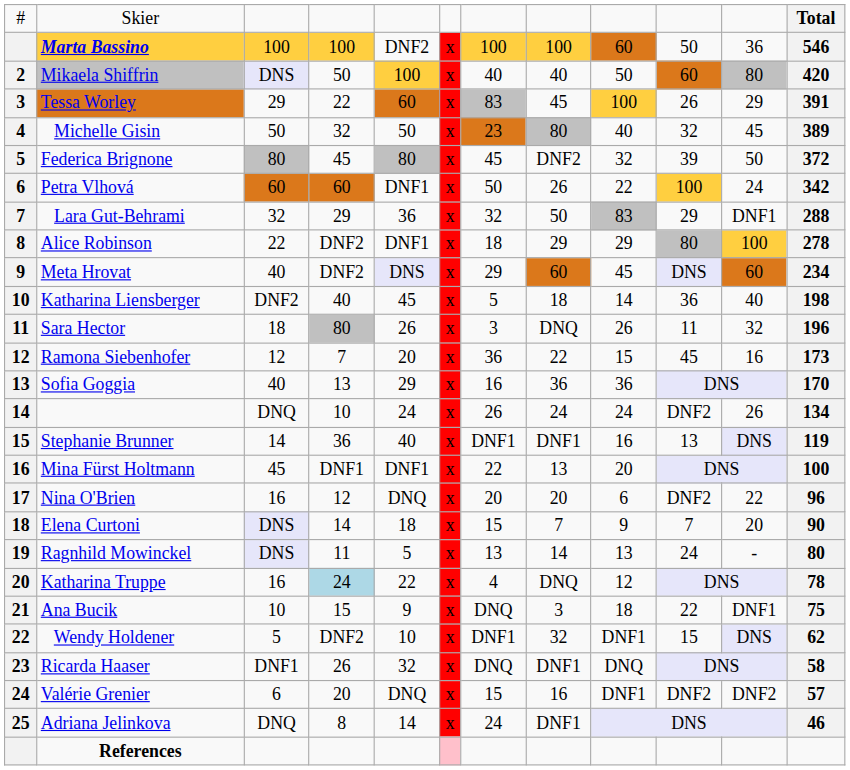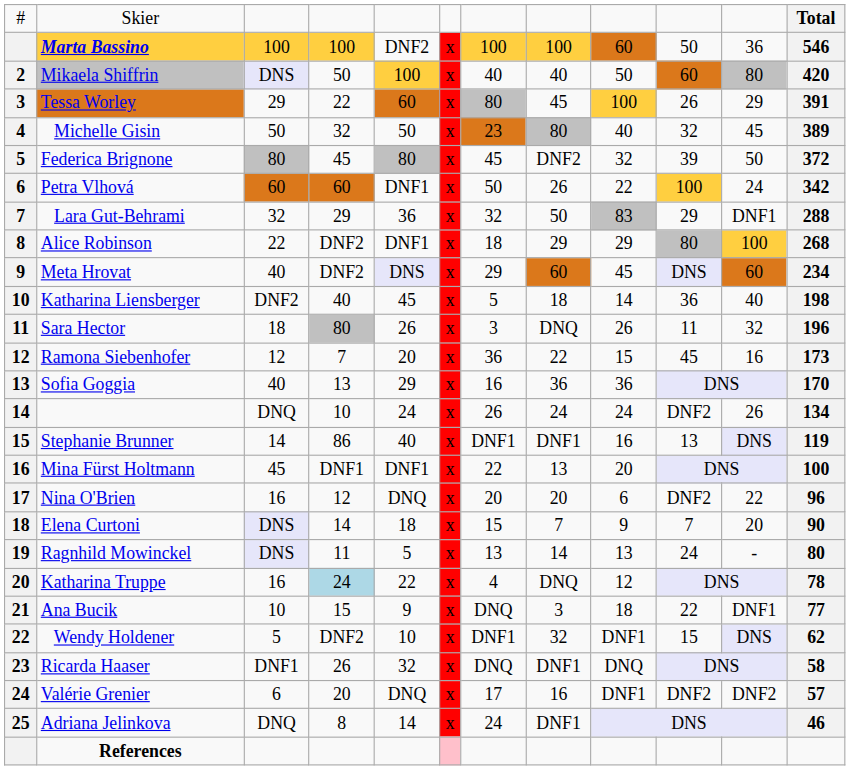(493, 103) 83 -> (493, 103) 80
(816, 243) 278 -> (816, 243) 268
(342, 441) 36 -> (342, 441) 86
(816, 610) 75 -> (816, 610) 77
(493, 694) 15 -> (493, 694) 17
